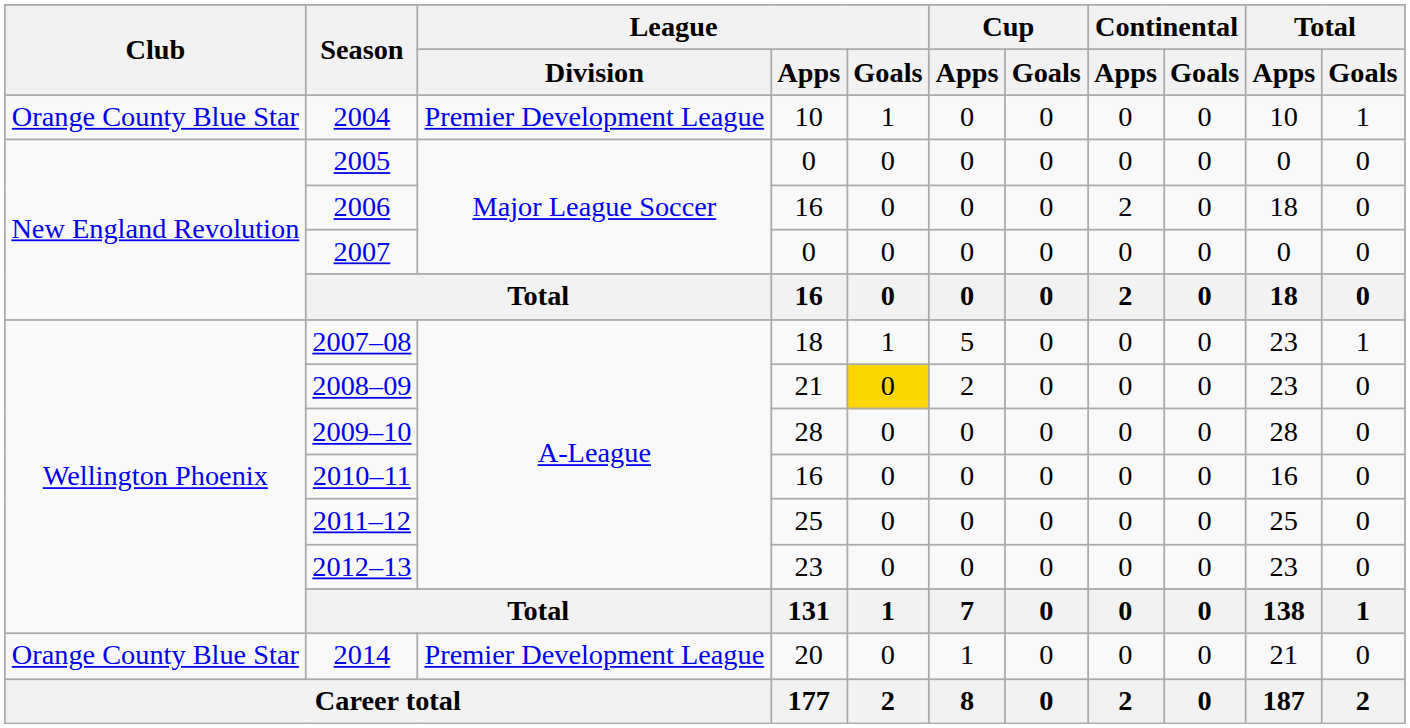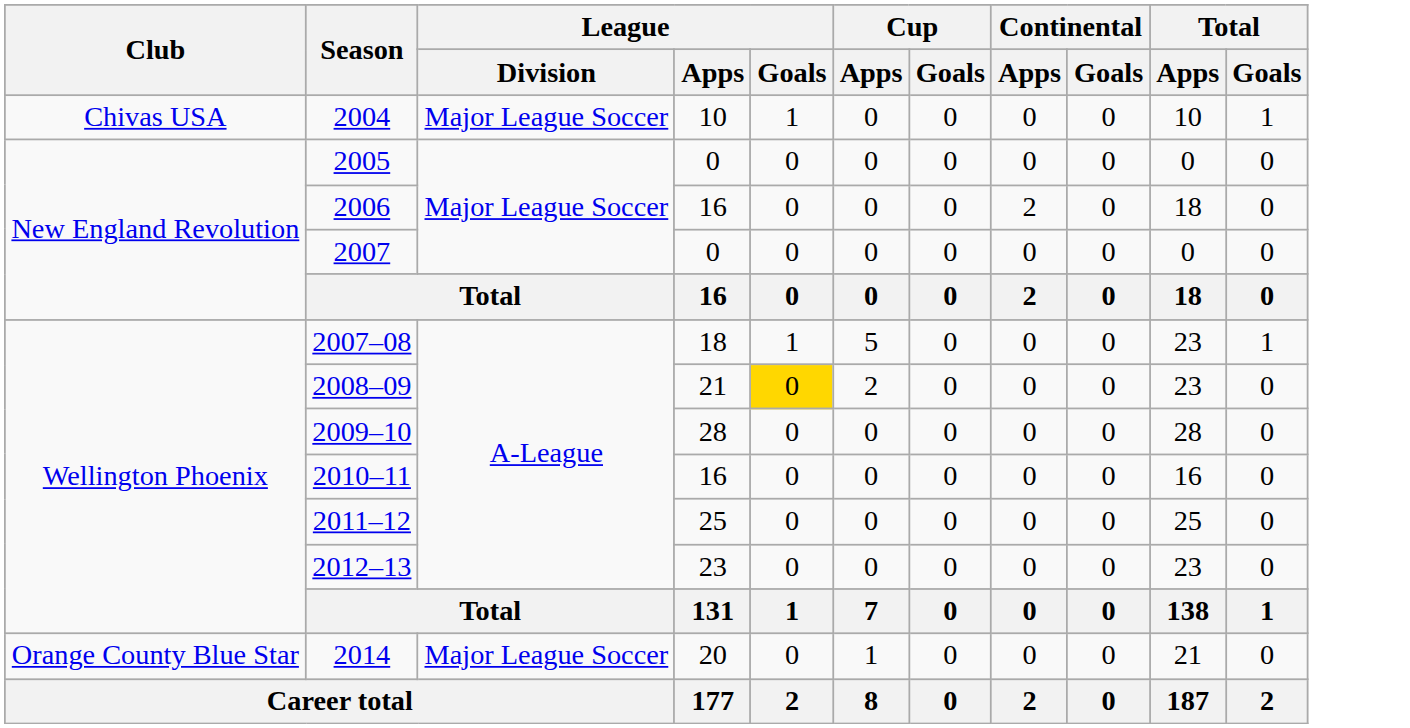(155, 116) Orange County Blue Star -> (155, 116) Chivas USA
(594, 116) Premier Development League -> (546, 116) Major League Soccer
(594, 655) Premier Development League -> (546, 655) Major League Soccer
